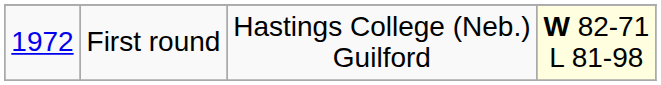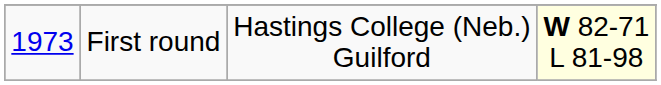(42, 42) 1972 -> (42, 42) 1973
